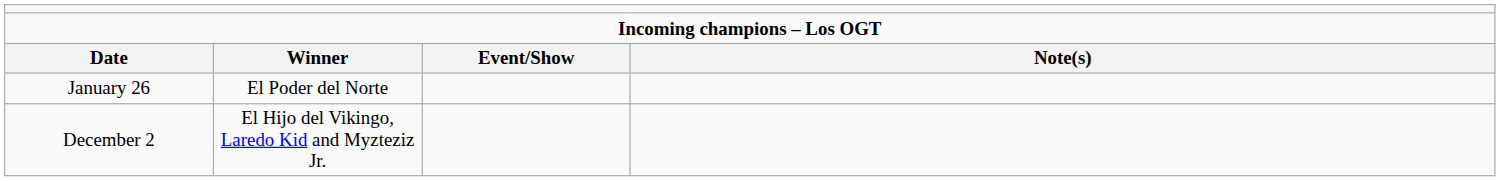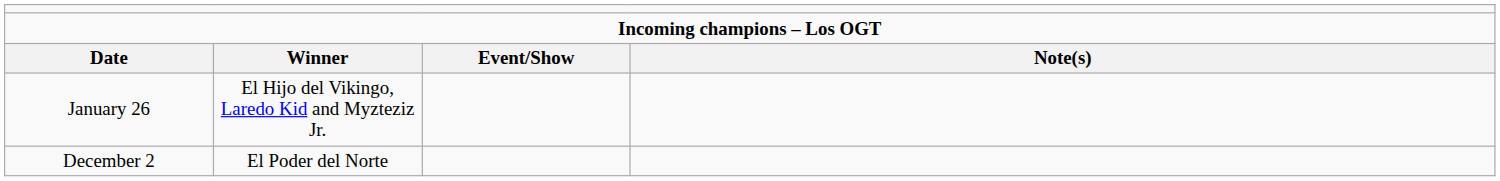(318, 88) El Poder del Norte -> (318, 109) El Hijo del Vikingo, Laredo Kid and Myzteziz Jr.
(318, 139) El Hijo del Vikingo, Laredo Kid and Myzteziz Jr. -> (318, 160) El Poder del Norte
